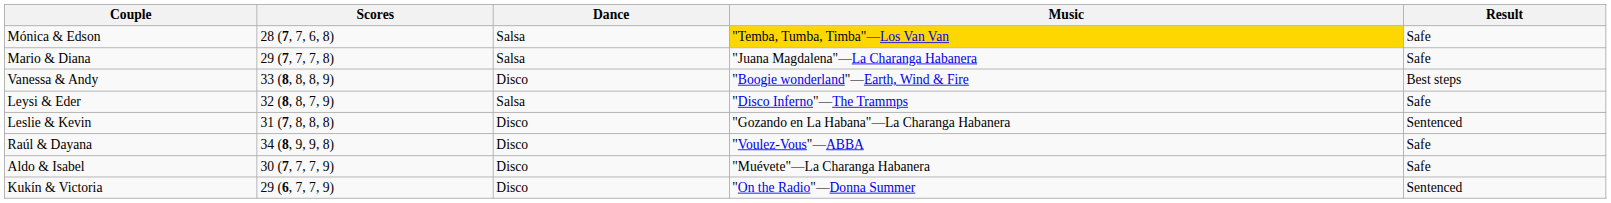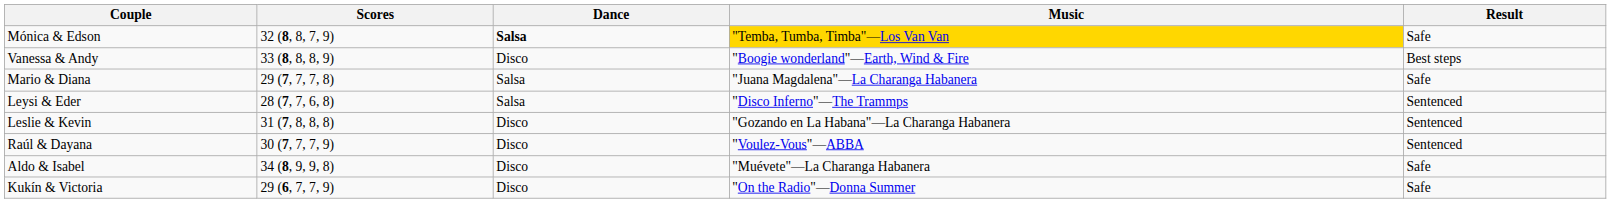(297, 36) 28 (7, 7, 6, 8) -> (297, 36) 32 (8, 8, 7, 9)
(511, 36) normal -> (511, 36) bold
rows swapped: (49, 58) <-> (53, 79)
(297, 101) 32 (8, 8, 7, 9) -> (297, 101) 28 (7, 7, 6, 8)
(1419, 101) Safe -> (1434, 101) Sentenced
(297, 144) 34 (8, 9, 9, 8) -> (297, 144) 30 (7, 7, 7, 9)
(1419, 144) Safe -> (1434, 144) Sentenced
(297, 166) 30 (7, 7, 7, 9) -> (297, 166) 34 (8, 9, 9, 8)
(1434, 187) Sentenced -> (1419, 187) Safe
